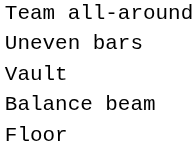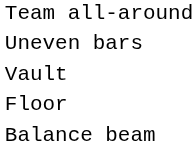rows swapped: (36, 135) <-> (80, 105)
